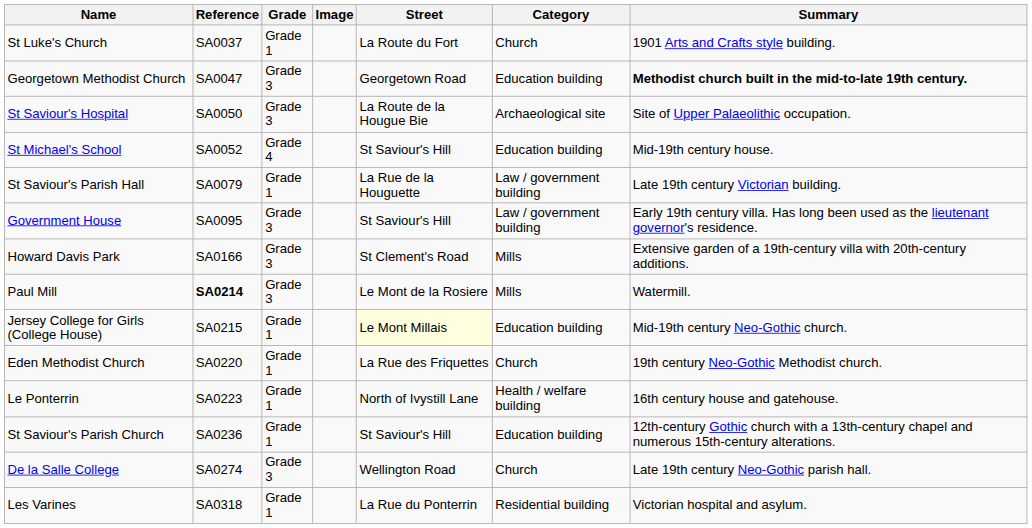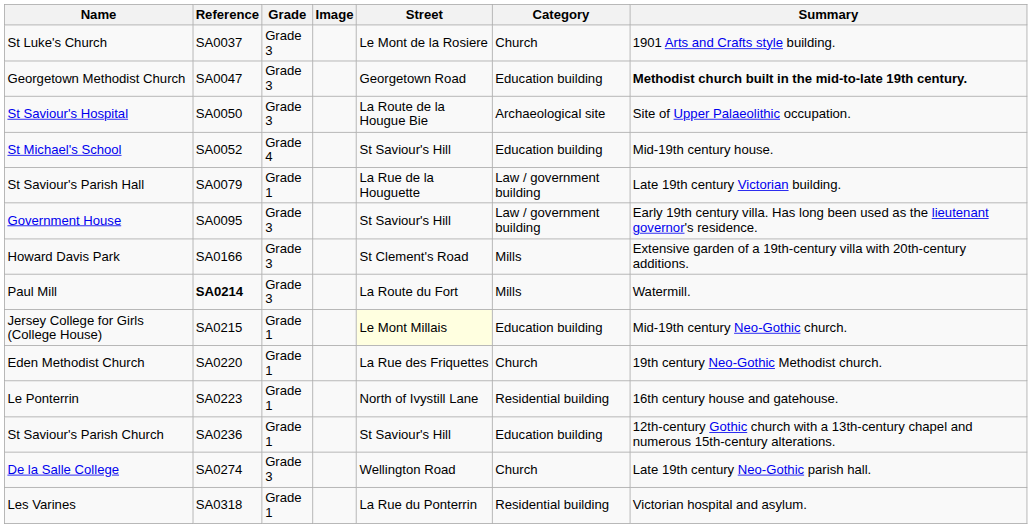(283, 43) Grade 1 -> (283, 43) Grade 3
(409, 43) La Route du Fort -> (424, 43) Le Mont de la Rosiere
(424, 292) Le Mont de la Rosiere -> (409, 292) La Route du Fort
(541, 398) Health / welfare building -> (552, 398) Residential building
